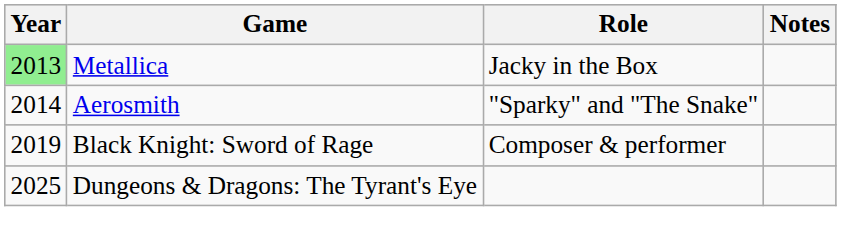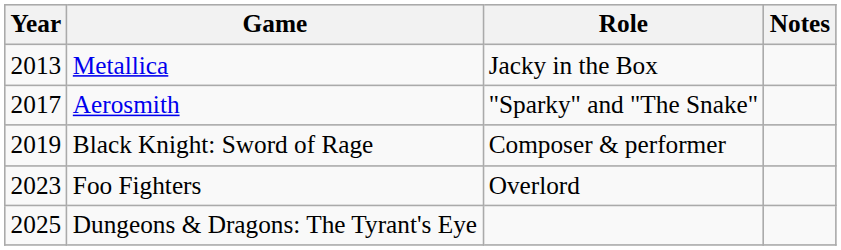(36, 64) lightgreen background -> (36, 64) no background
(36, 104) 2014 -> (36, 104) 2017
+ row: (137, 184)
